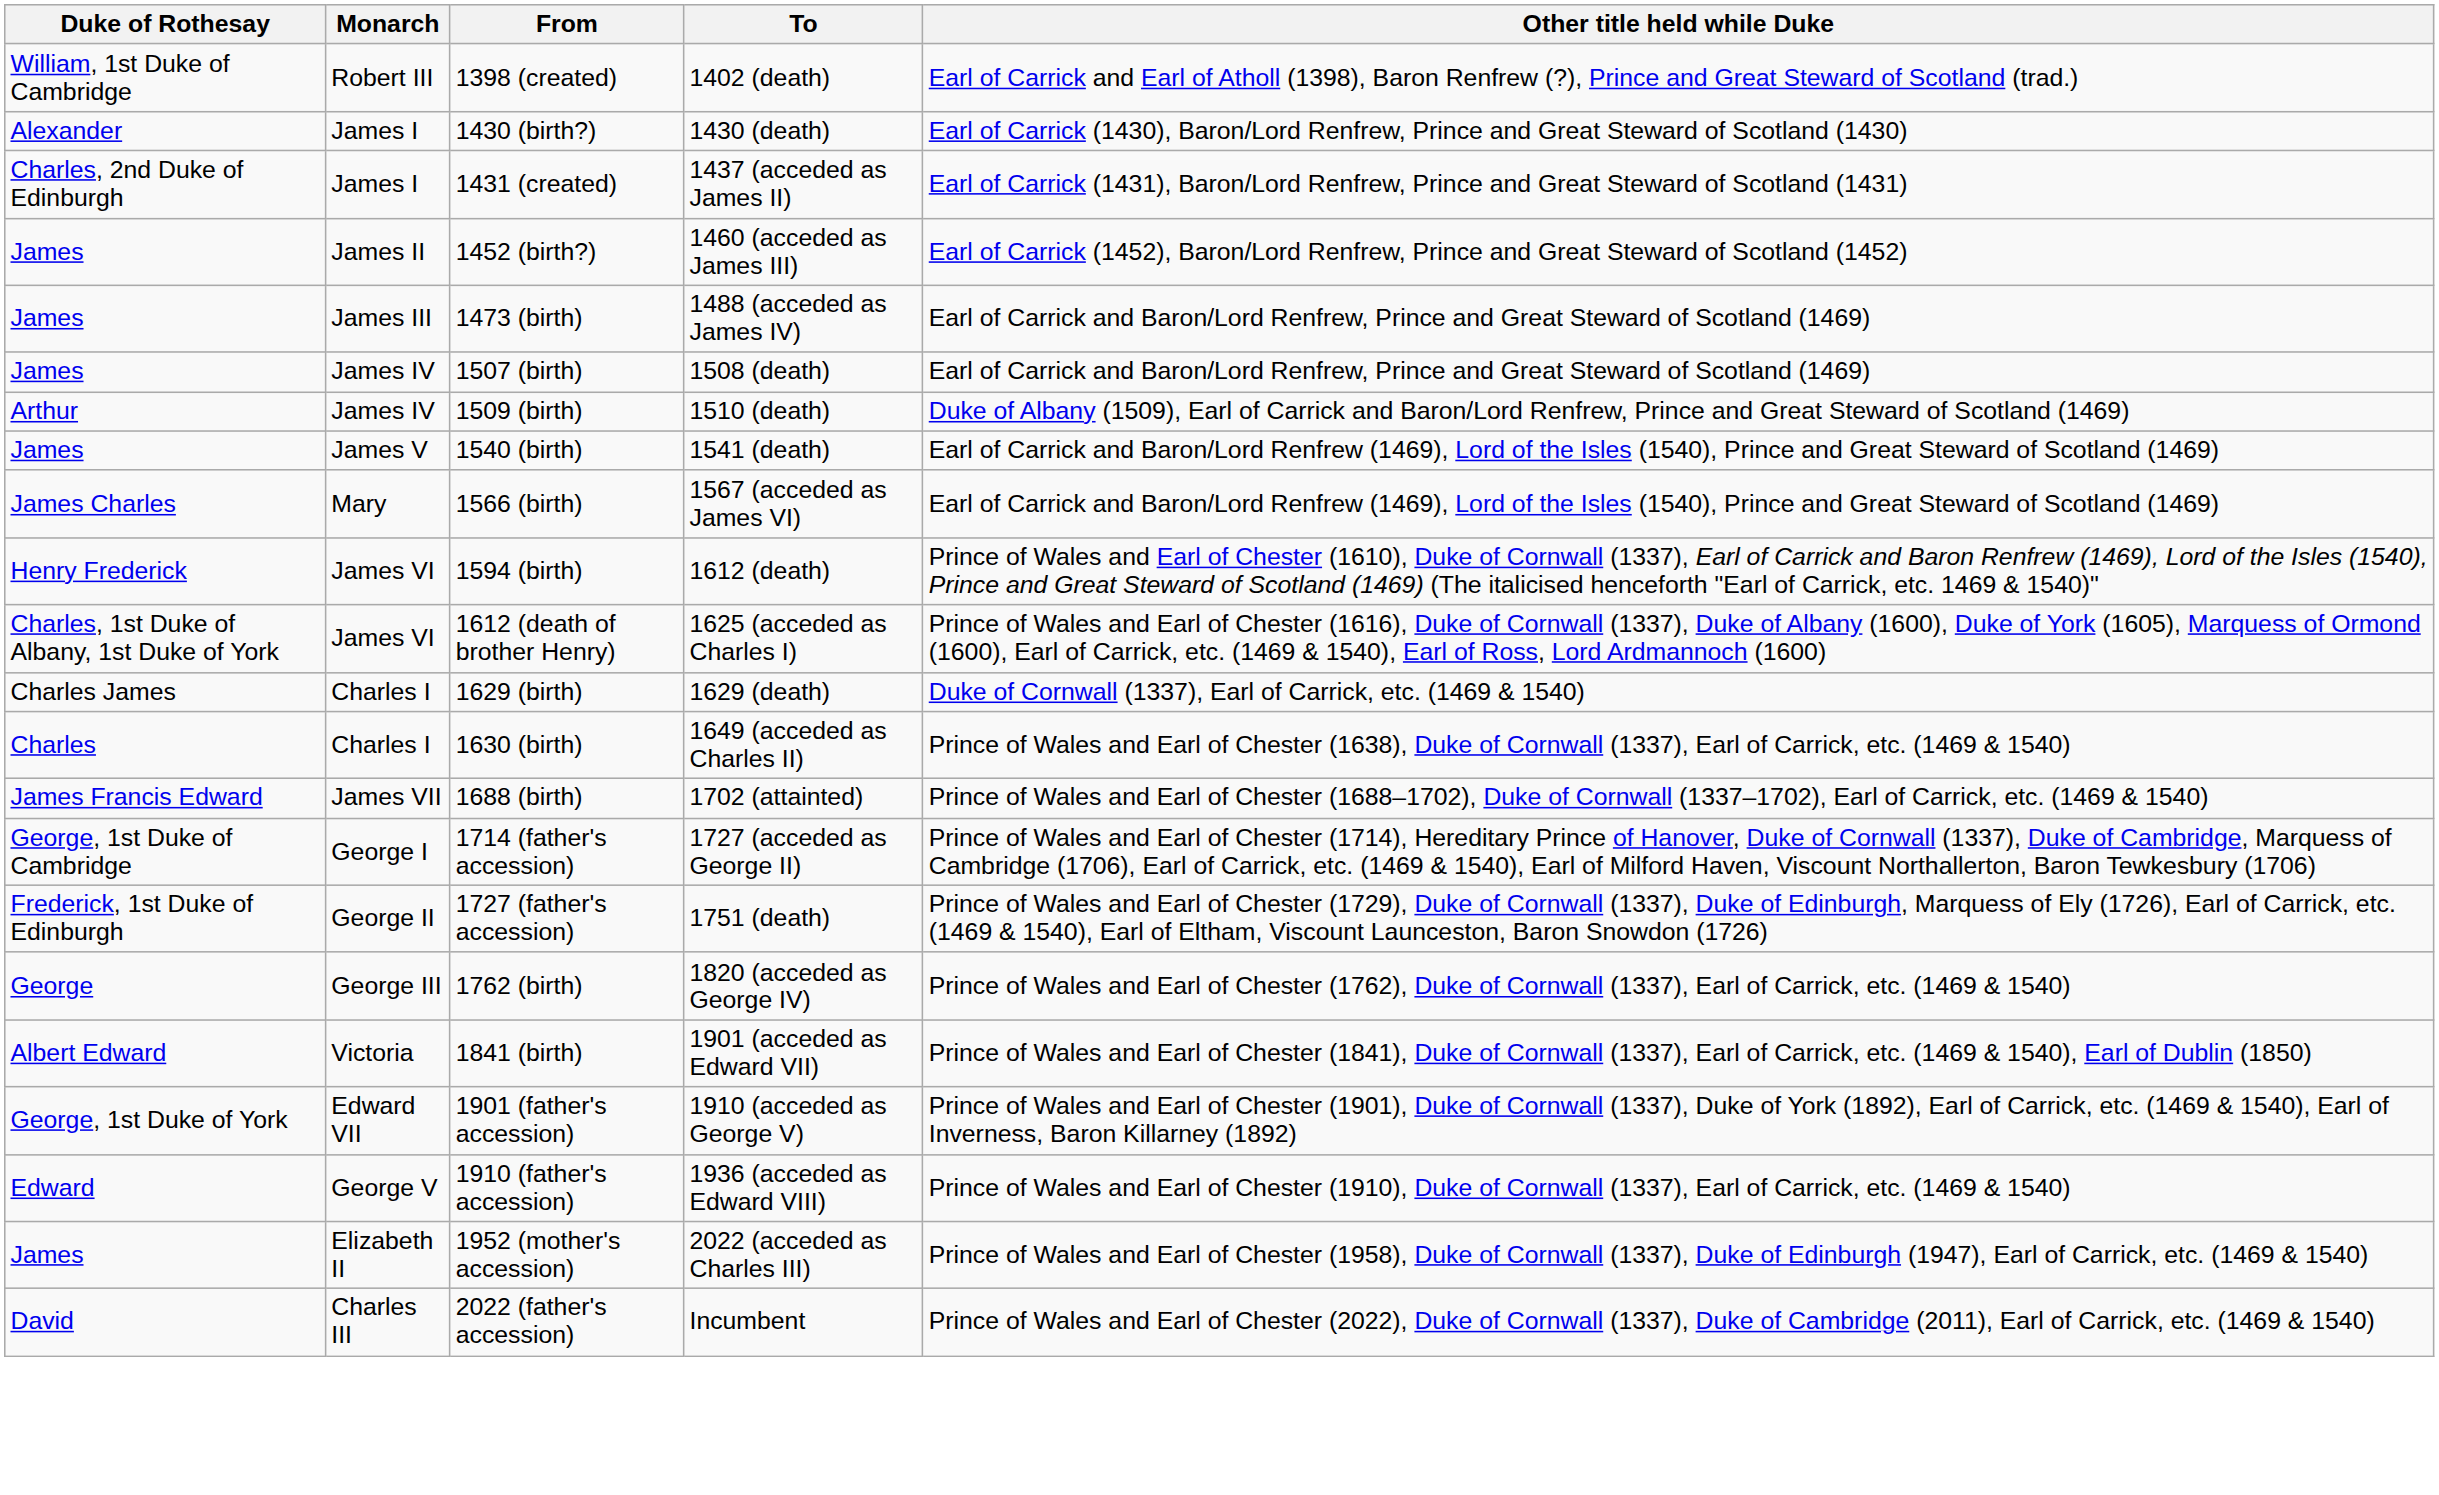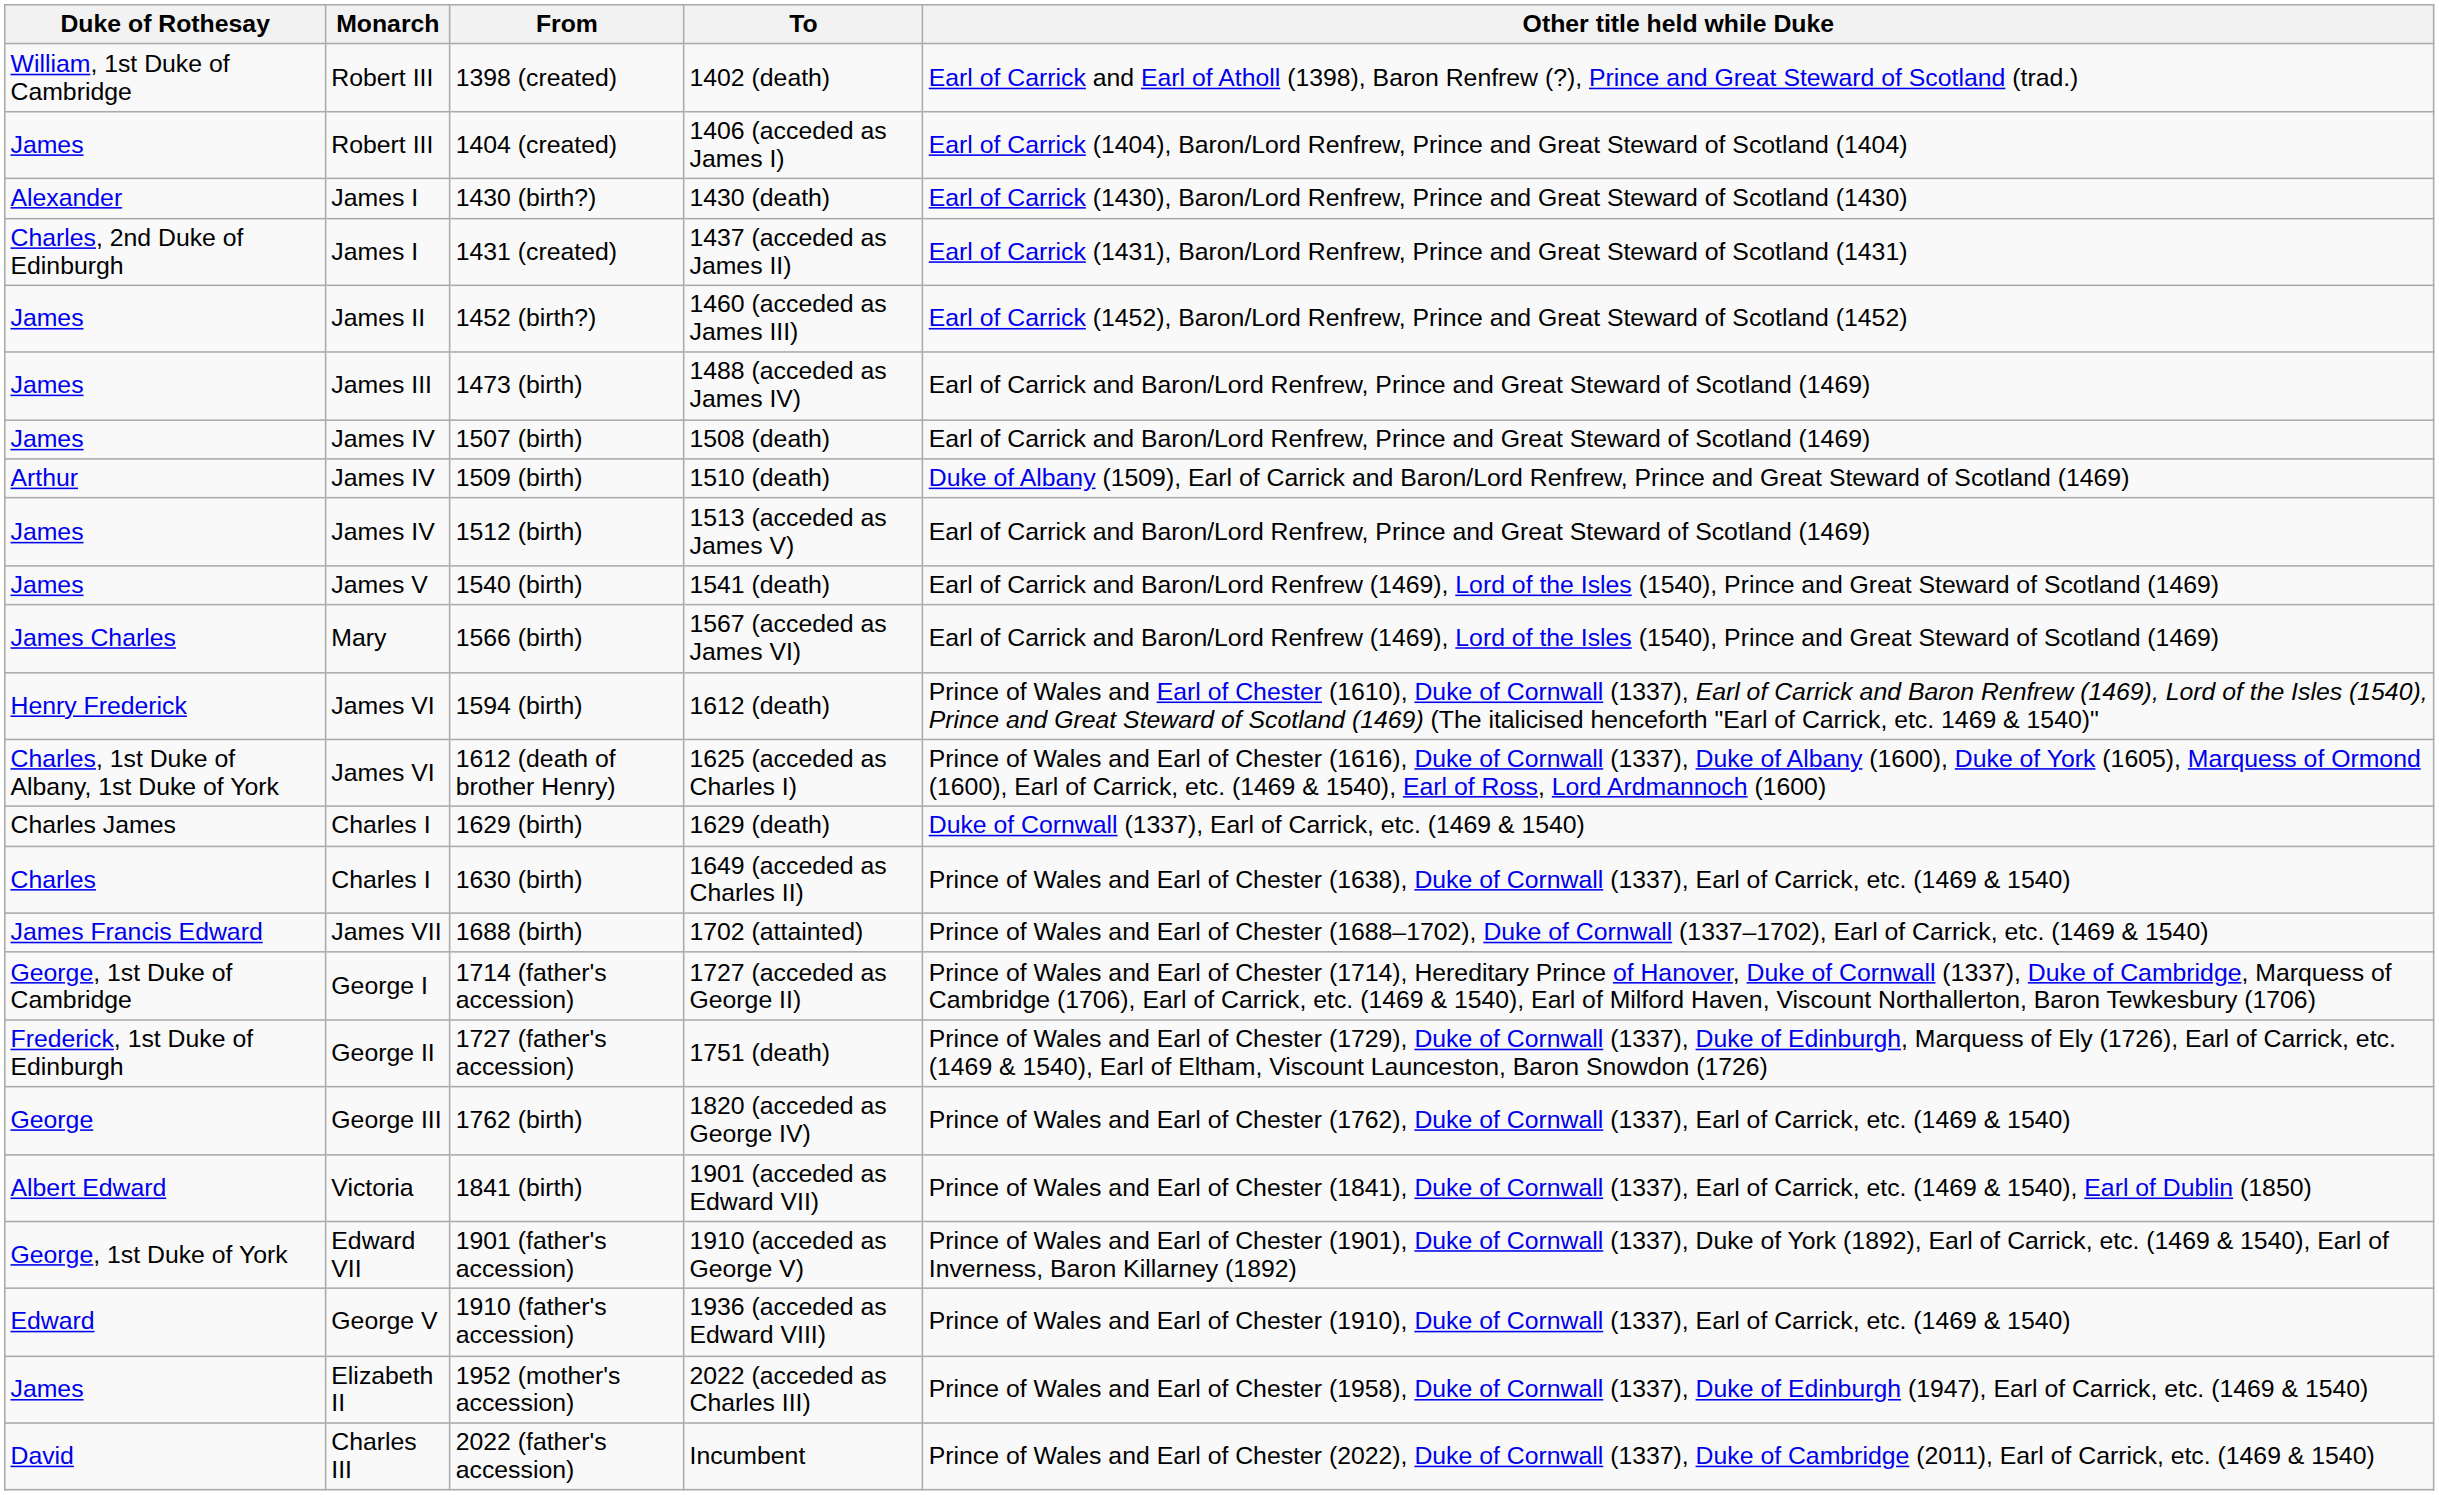+ row: (536, 144)
+ row: (519, 531)
